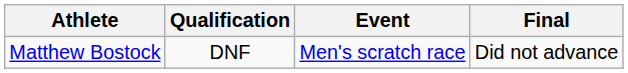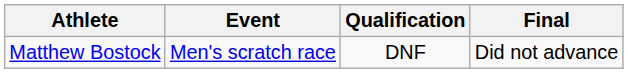columns swapped: (382, 21) <-> (230, 21)
